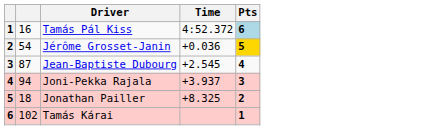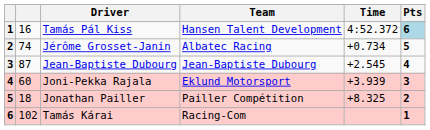+ column: (262, 13)
(25, 48) 54 -> (25, 48) 74
(201, 48) +0.036 -> (366, 48) +0.734
(242, 48) gold background -> (406, 48) no background
(25, 82) 94 -> (25, 82) 60
(201, 82) +3.937 -> (366, 82) +3.939
